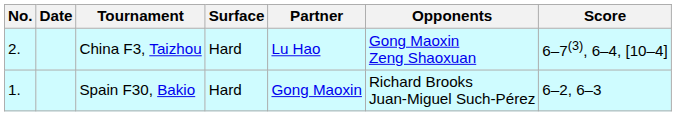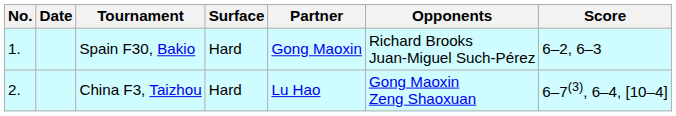rows swapped: (137, 90) <-> (141, 49)
